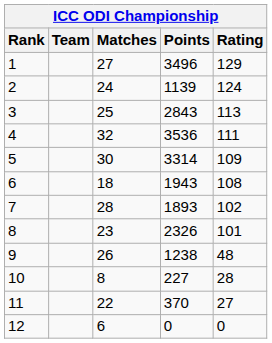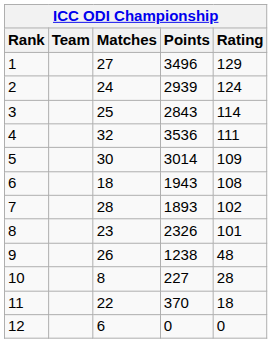(180, 87) 1139 -> (181, 87) 2939
(229, 111) 113 -> (229, 111) 114
(181, 159) 3314 -> (181, 159) 3014
(225, 302) 27 -> (225, 302) 18
